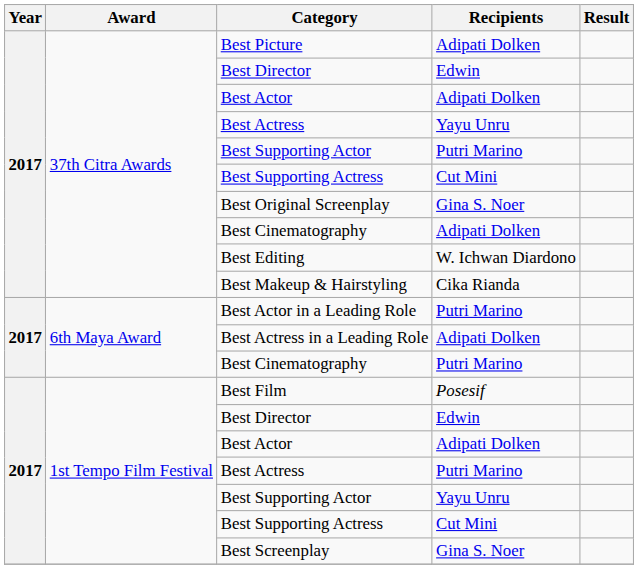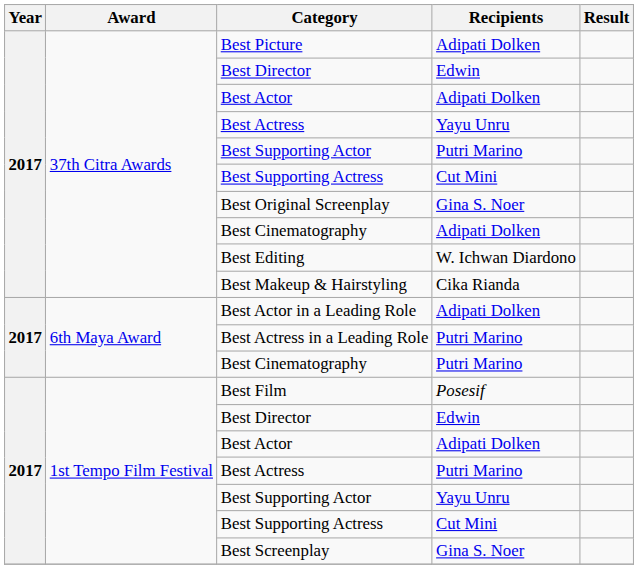(479, 310) Putri Marino -> (488, 310) Adipati Dolken
(488, 337) Adipati Dolken -> (479, 337) Putri Marino
